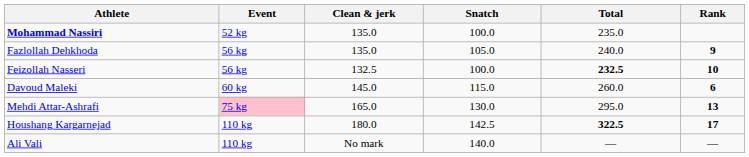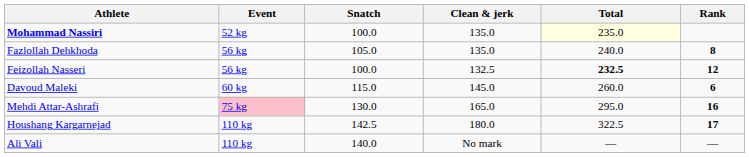columns swapped: (482, 14) <-> (364, 14)
(611, 32) no background -> (611, 32) lightyellow background
(713, 51) 9 -> (713, 51) 8
(713, 69) 10 -> (713, 69) 12
(713, 106) 13 -> (713, 106) 16
(611, 125) bold -> (611, 125) normal
